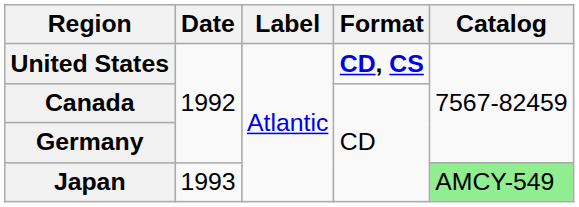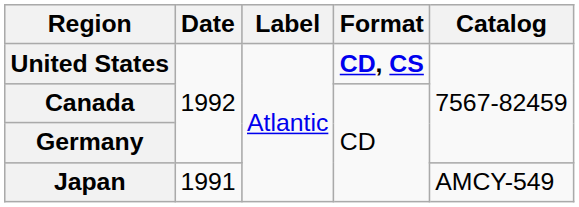(208, 181) 1993 -> (208, 181) 1991
(495, 181) lightgreen background -> (495, 181) no background
